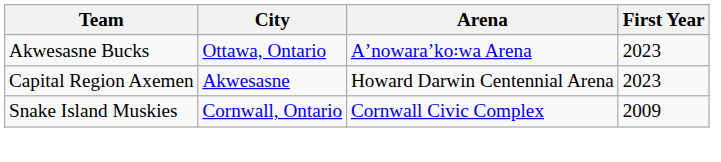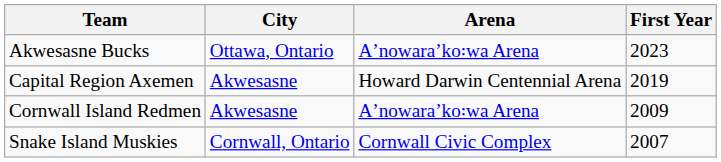(642, 80) 2023 -> (649, 80) 2019
+ row: (105, 111)
(642, 111) 2009 -> (649, 141) 2007
